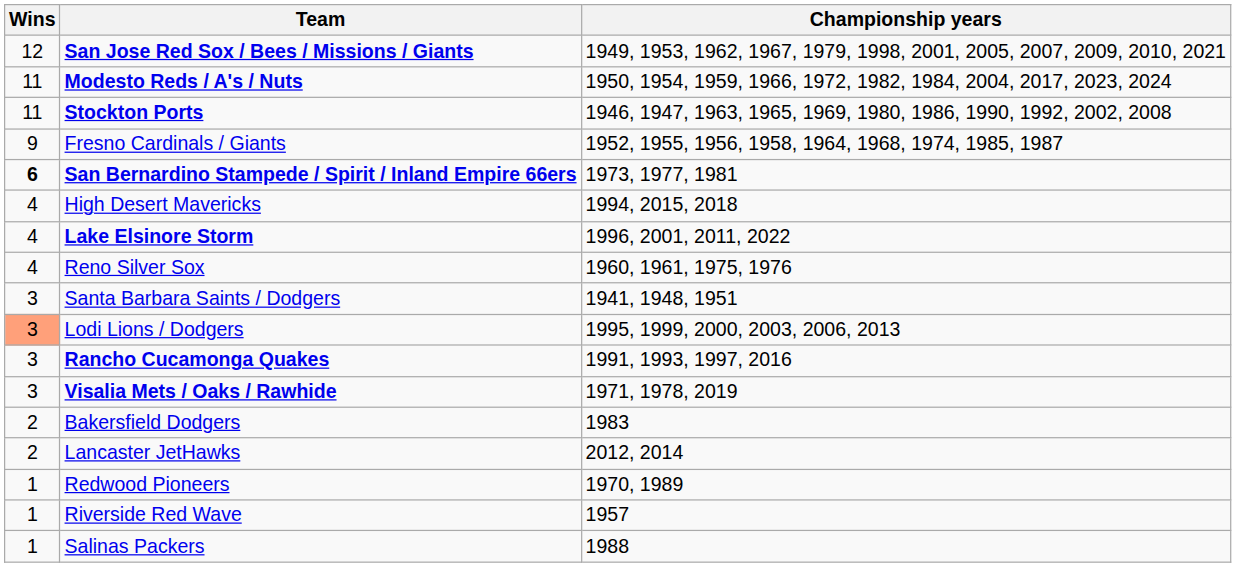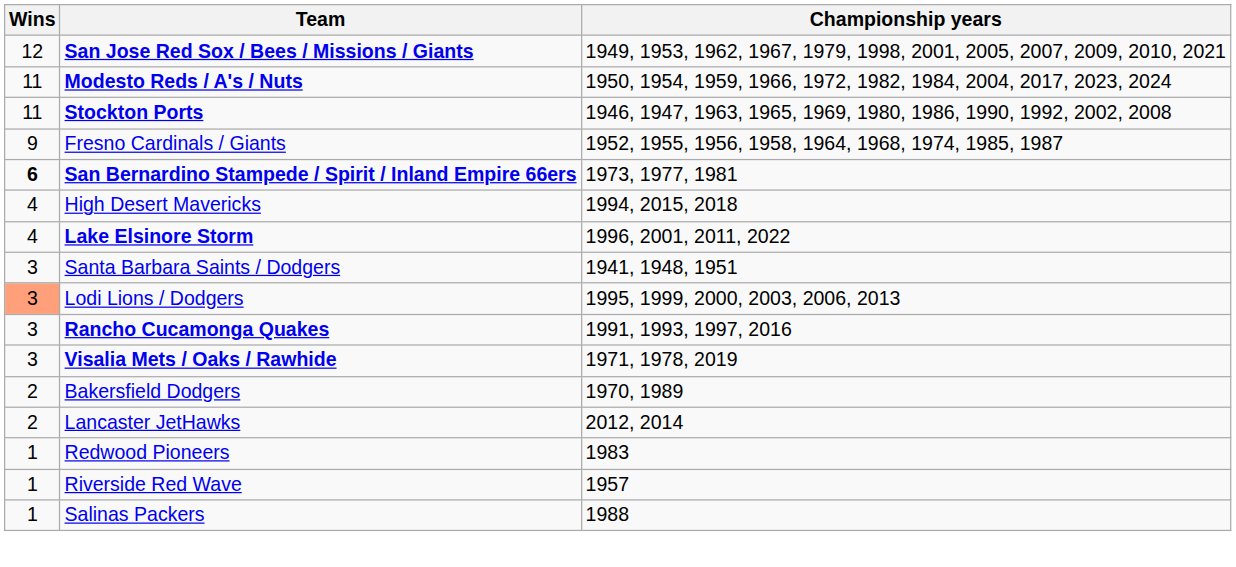- row: (135, 267)
(607, 422) 1983 -> (634, 391) 1970, 1989
(634, 484) 1970, 1989 -> (607, 453) 1983
